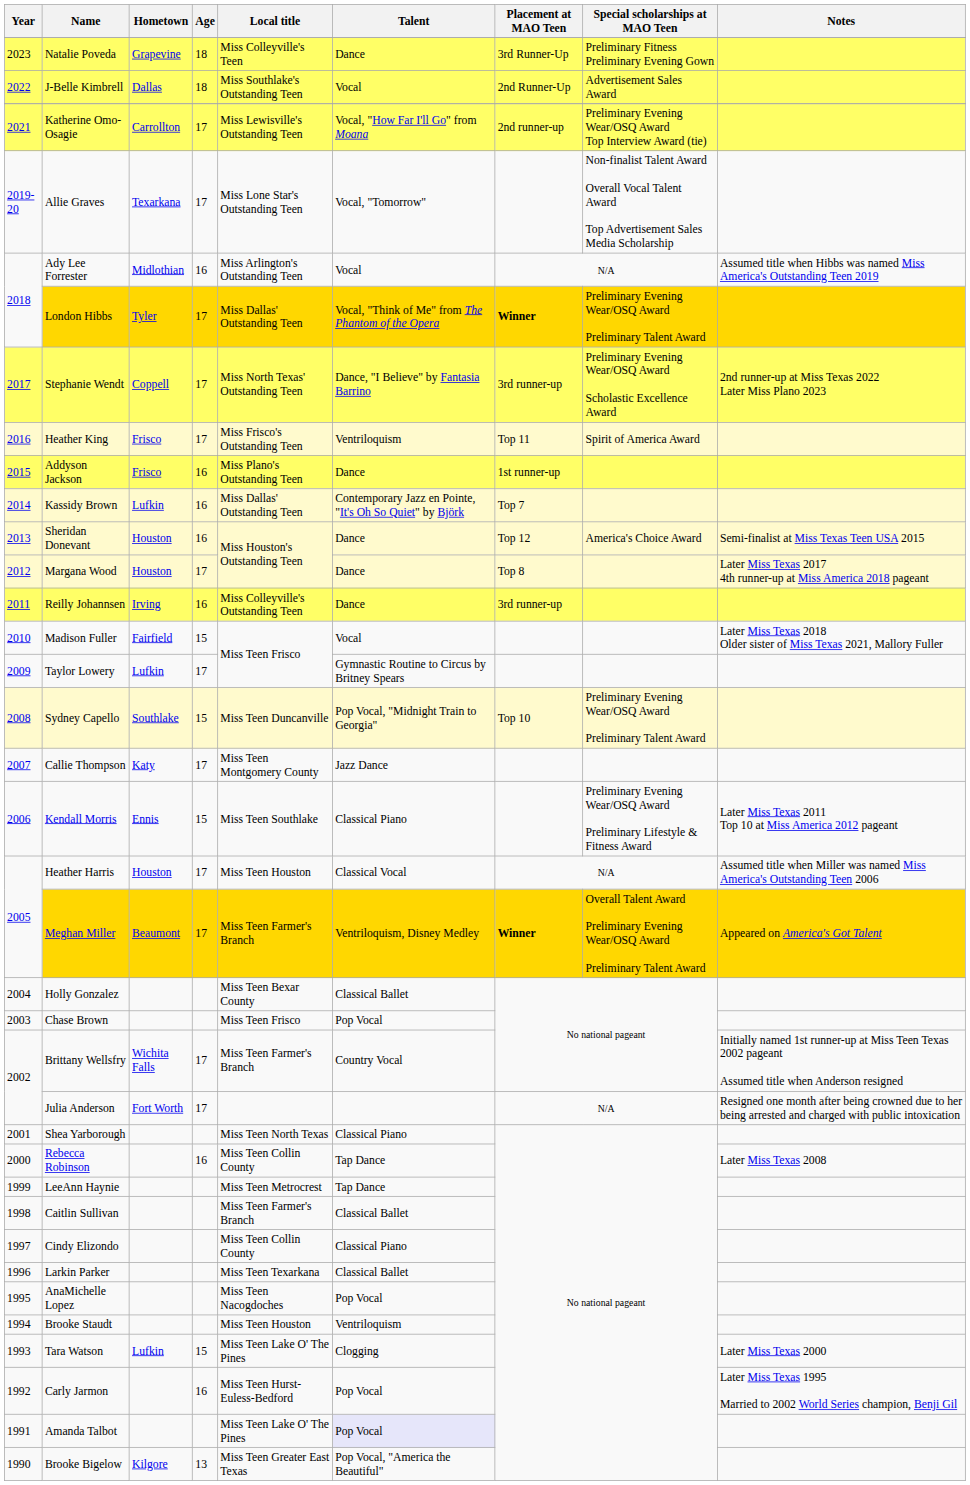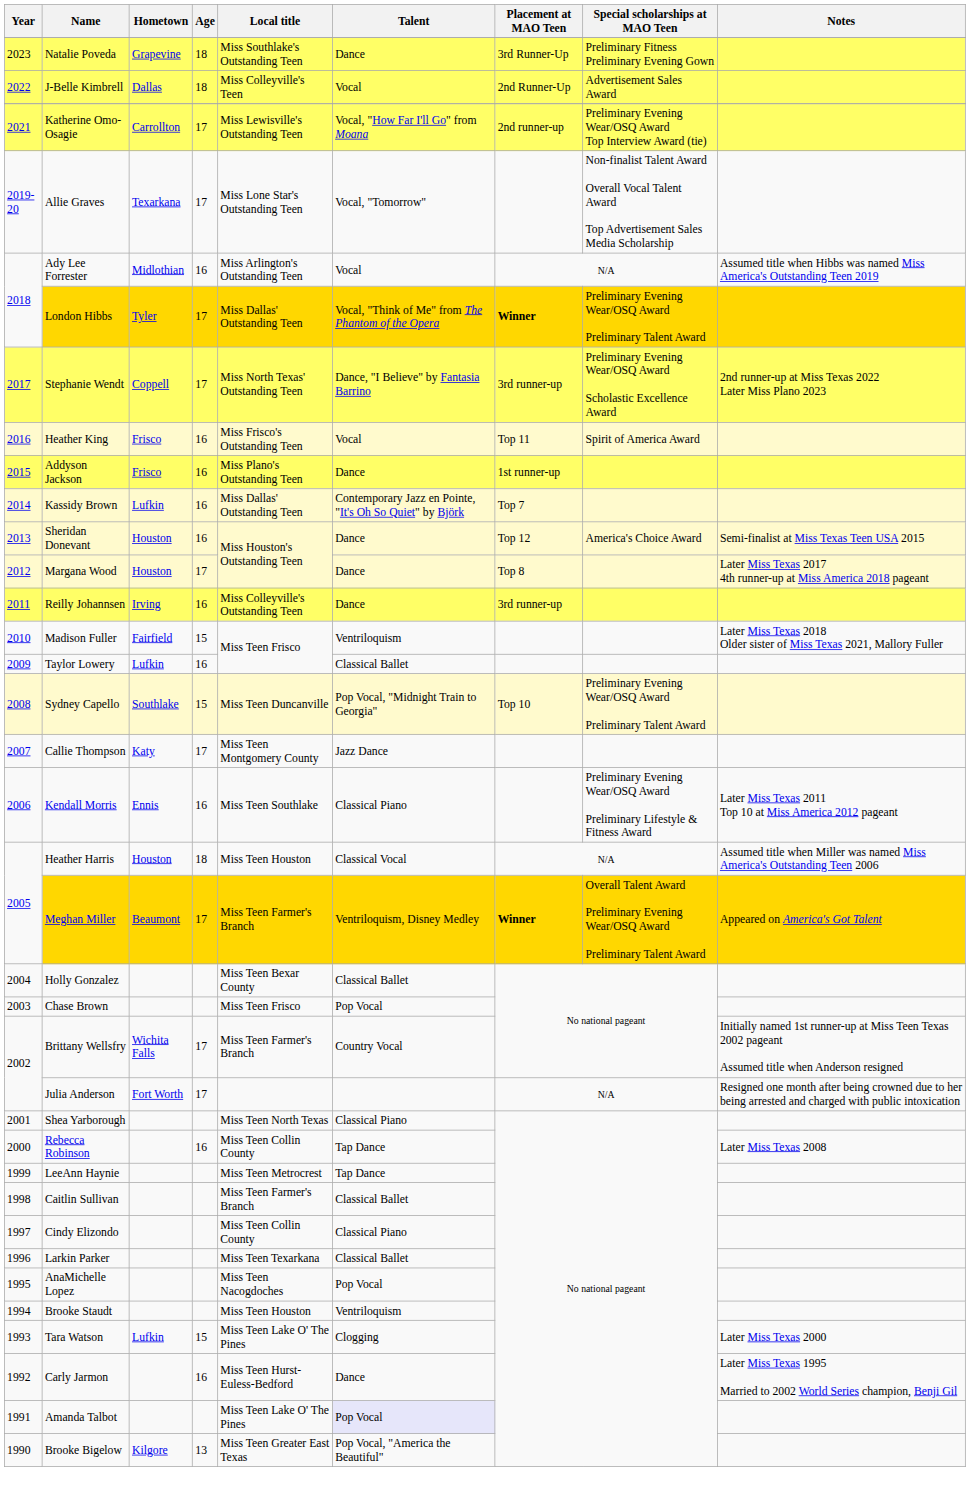(262, 54) Miss Colleyville's Teen -> (261, 54) Miss Southlake's Outstanding Teen
(261, 87) Miss Southlake's Outstanding Teen -> (262, 87) Miss Colleyville's Teen
(201, 438) 17 -> (201, 438) 16
(368, 438) Ventriloquism -> (348, 438) Vocal
(348, 637) Vocal -> (368, 637) Ventriloquism
(201, 671) 17 -> (201, 664) 16
(410, 671) Gymnastic Routine to Circus by Britney Spears -> (372, 664) Classical Ballet
(201, 819) 15 -> (201, 805) 16
(201, 873) 17 -> (201, 859) 18
(359, 1391) Pop Vocal -> (350, 1377) Dance
